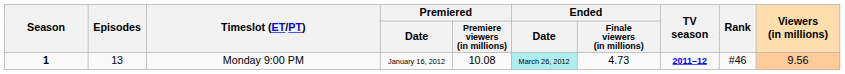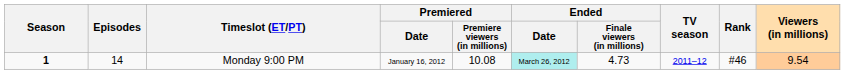(117, 61) 13 -> (117, 61) 14
(690, 61) bold -> (690, 61) normal
(798, 61) 9.56 -> (798, 61) 9.54
